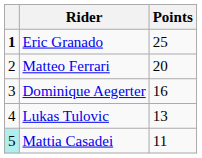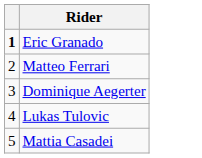- column: (173, 17)
(12, 141) paleturquoise background -> (12, 141) no background
